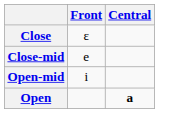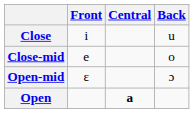+ column: (171, 14)
(86, 35) ɛ -> (86, 35) i
(86, 77) i -> (86, 77) ɛ
